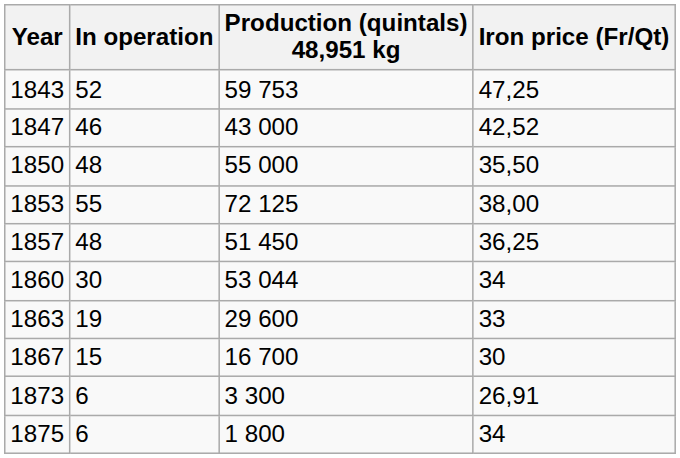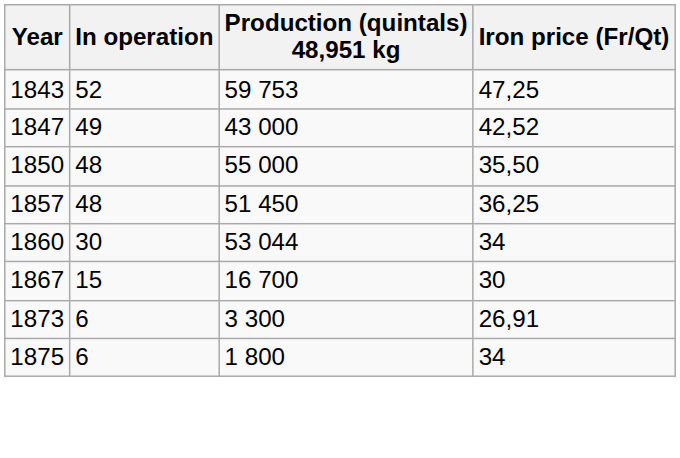(89, 127) 46 -> (89, 127) 49
- row: (37, 204)
- row: (37, 319)
